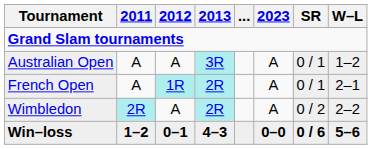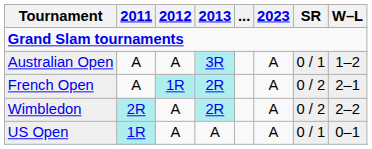(311, 86) 0 / 1 -> (311, 86) 0 / 2
+ row: (38, 132)
- row: (40, 132)
